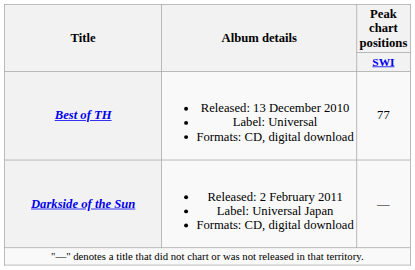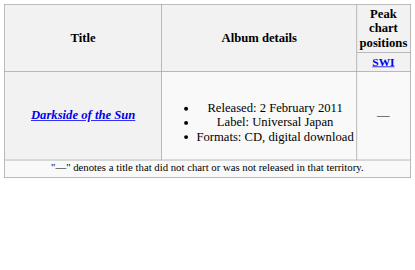- row: (83, 115)
